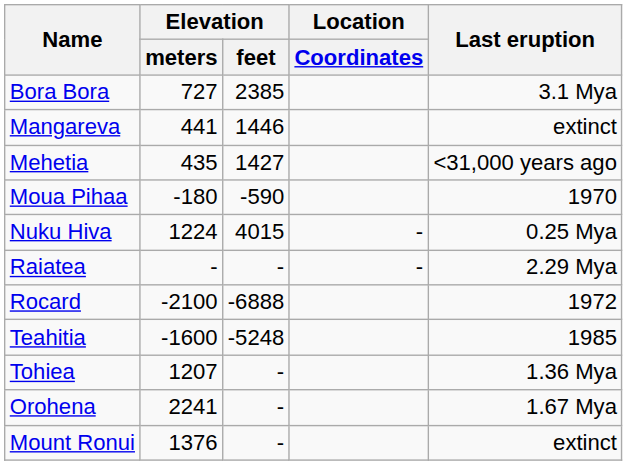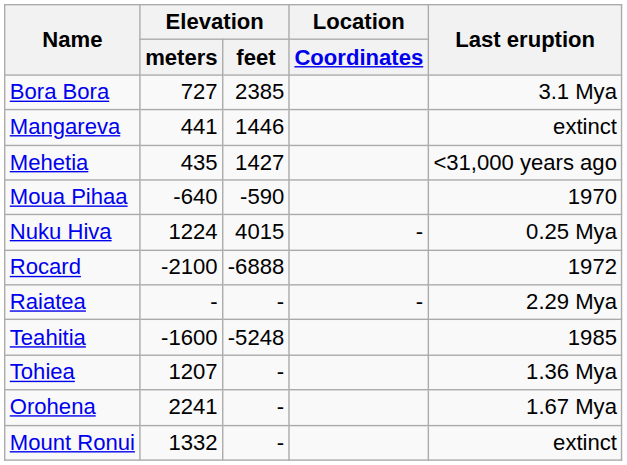(195, 197) -180 -> (195, 197) -640
rows swapped: (48, 267) <-> (45, 302)
(193, 442) 1376 -> (193, 442) 1332
